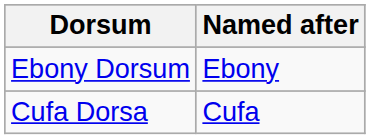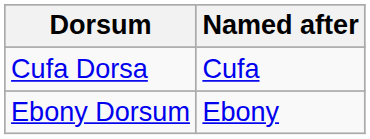rows swapped: (79, 111) <-> (101, 68)
